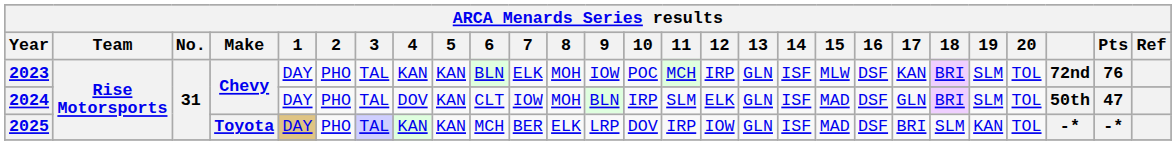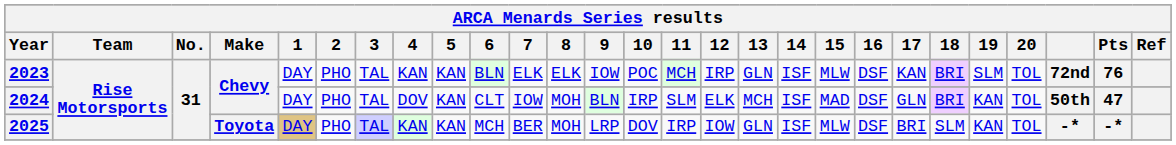(566, 72) MOH -> (566, 72) ELK
(758, 100) GLN -> (758, 100) MCH
(988, 100) SLM -> (988, 100) KAN
(566, 127) ELK -> (566, 127) MOH
(835, 127) MAD -> (835, 127) MLW
